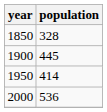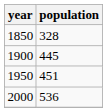(49, 76) 414 -> (49, 76) 451
